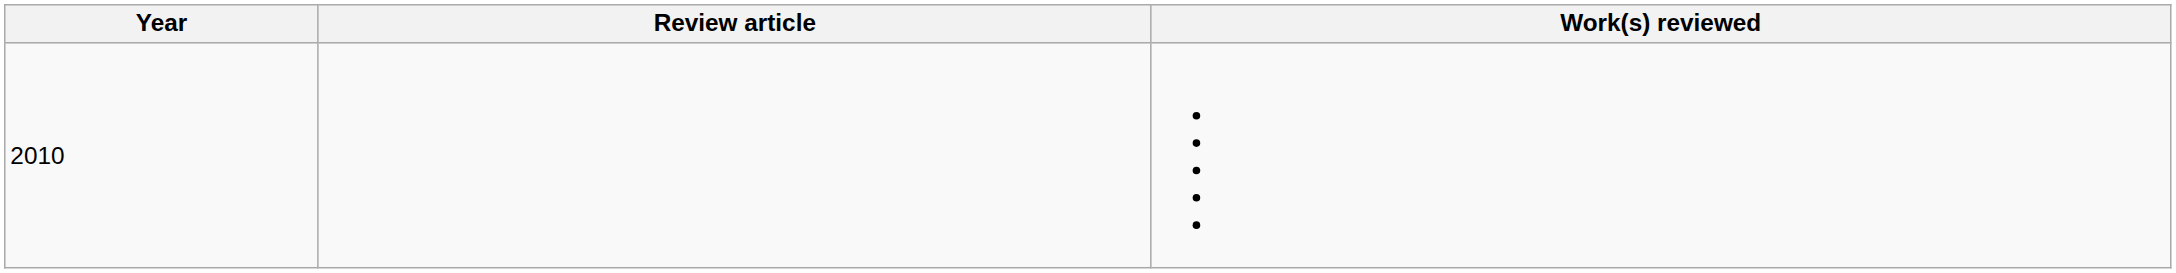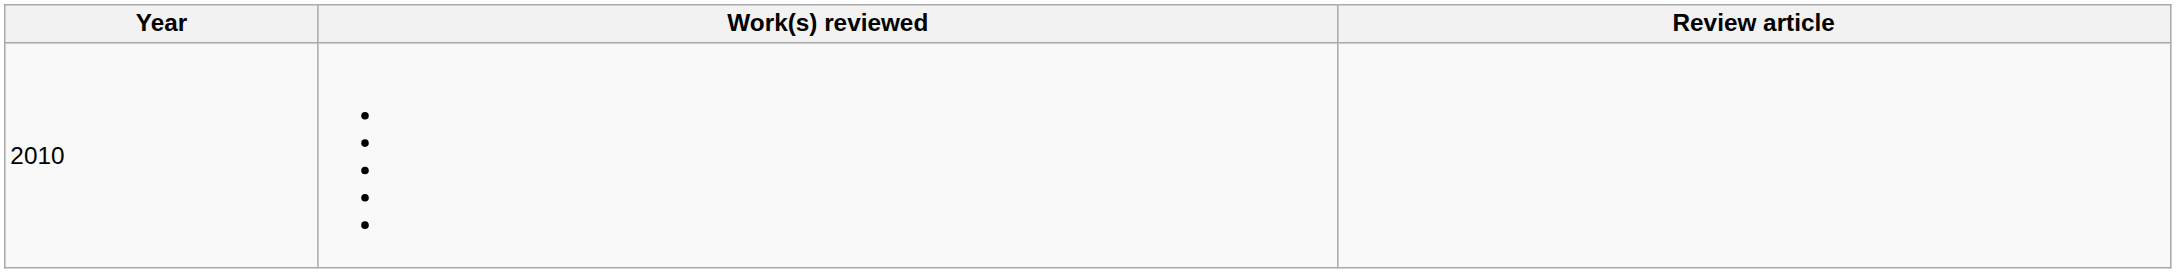columns swapped: (735, 23) <-> (1661, 23)
